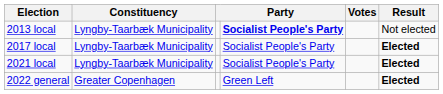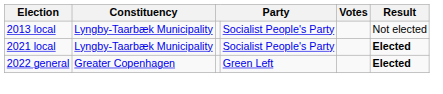(283, 30) bold -> (278, 30) normal
- row: (31, 47)
